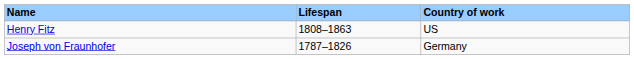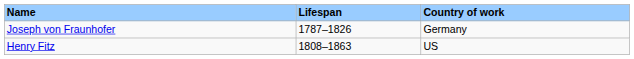rows swapped: (31, 29) <-> (61, 46)
